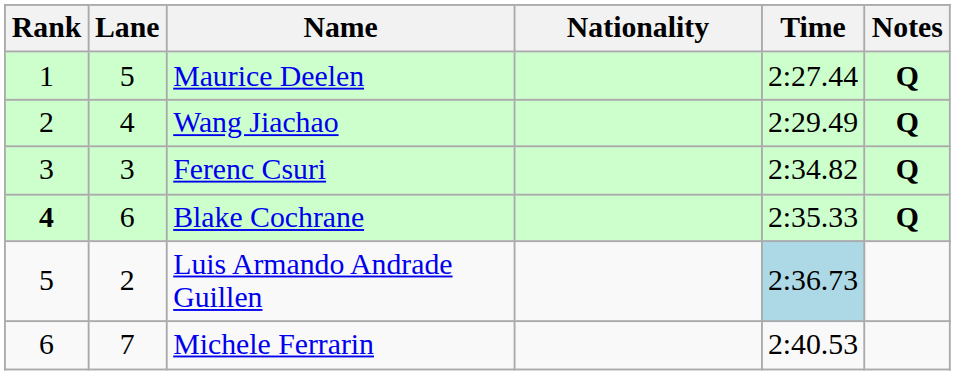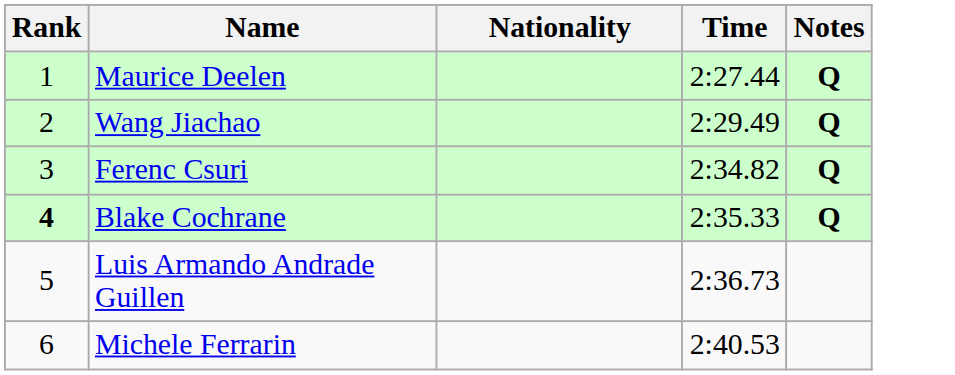- column: (127, 28)
(813, 280) lightblue background -> (735, 280) no background
